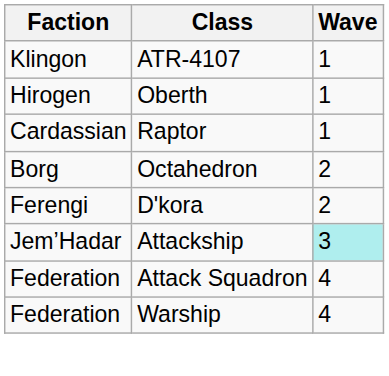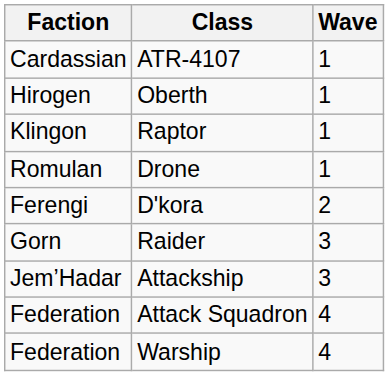(48, 59) Klingon -> (68, 59) Cardassian
(68, 132) Cardassian -> (48, 132) Klingon
+ row: (169, 168)
- row: (197, 168)
+ row: (171, 242)
(325, 242) paleturquoise background -> (325, 278) no background
